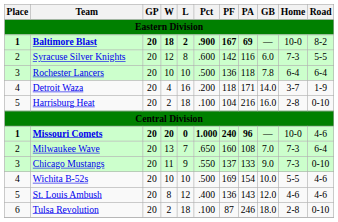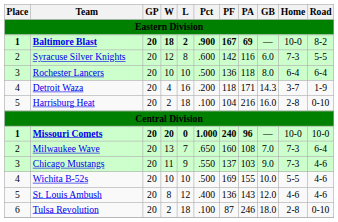(268, 73) 7.8 -> (268, 73) 8.0
(268, 88) 14.0 -> (268, 88) 14.3
(321, 133) 4-6 -> (321, 133) 10-0
(248, 164) 133 -> (248, 164) 103
(321, 164) 0-10 -> (321, 164) 4-6
(248, 179) 154 -> (248, 179) 155
